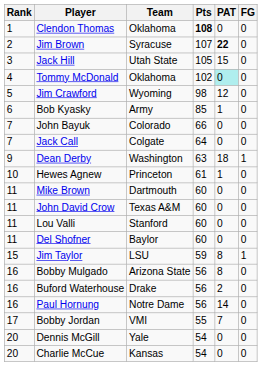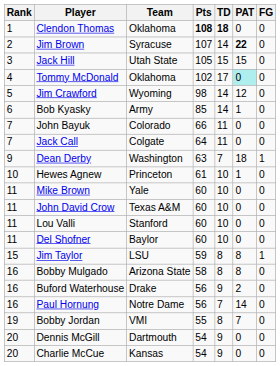+ column: (224, 12)
(153, 191) Dartmouth -> (139, 191) Yale
(201, 272) 56 -> (201, 272) 58
(12, 321) 17 -> (12, 321) 19
(139, 337) Yale -> (153, 337) Dartmouth
